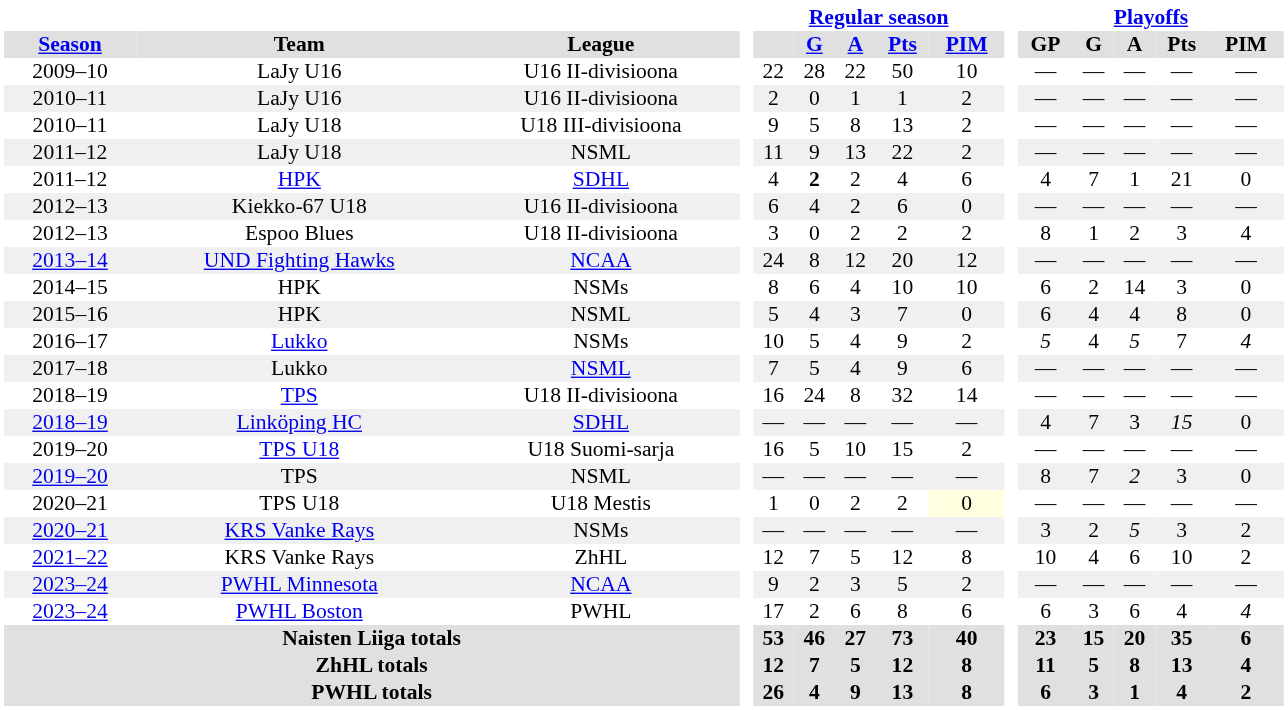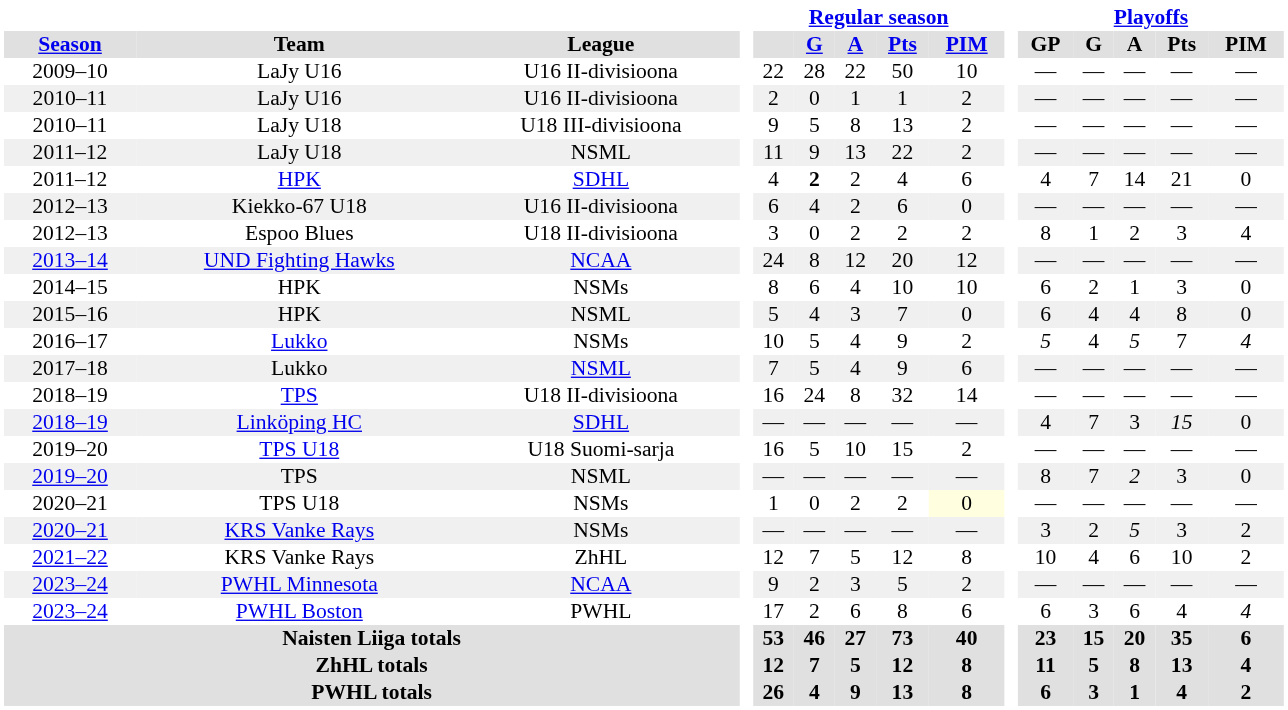(1135, 179) 1 -> (1135, 179) 14
(1135, 287) 14 -> (1135, 287) 1
(601, 503) U18 Mestis -> (601, 503) NSMs
